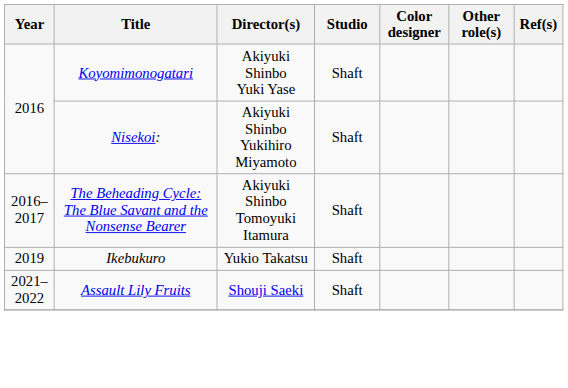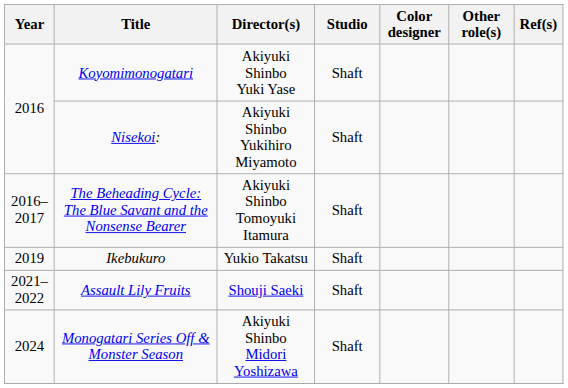+ row: (136, 346)
